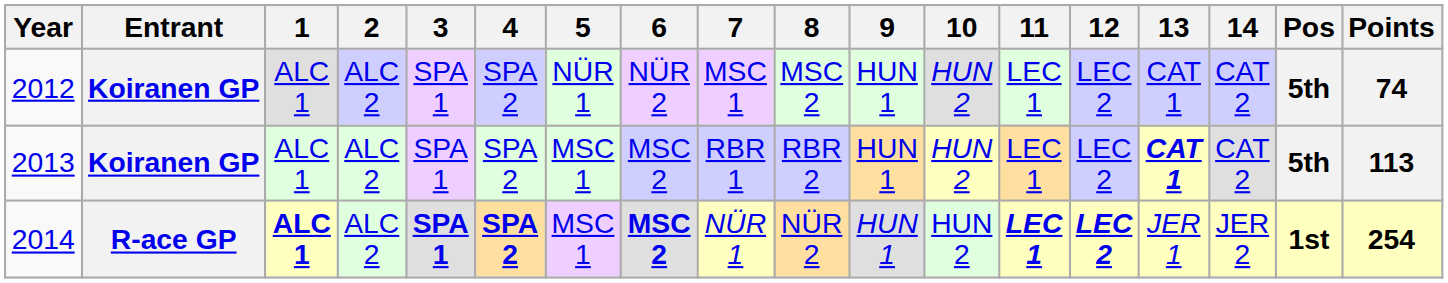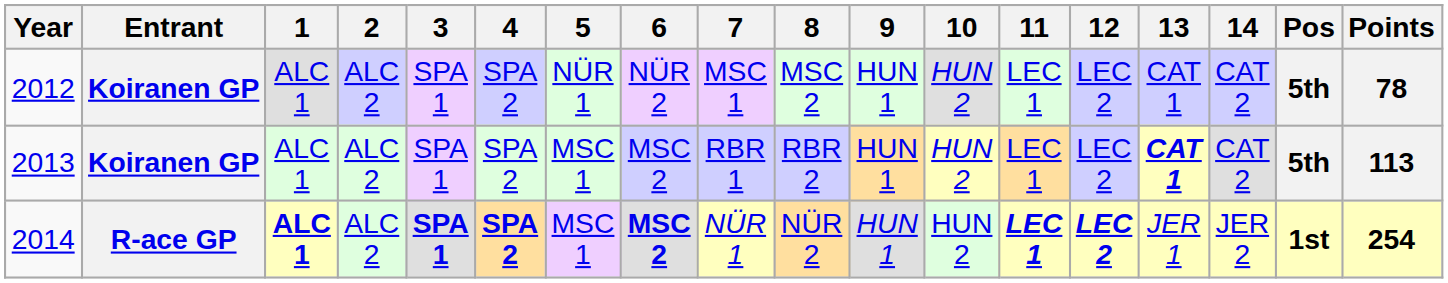(1391, 87) 74 -> (1391, 87) 78
